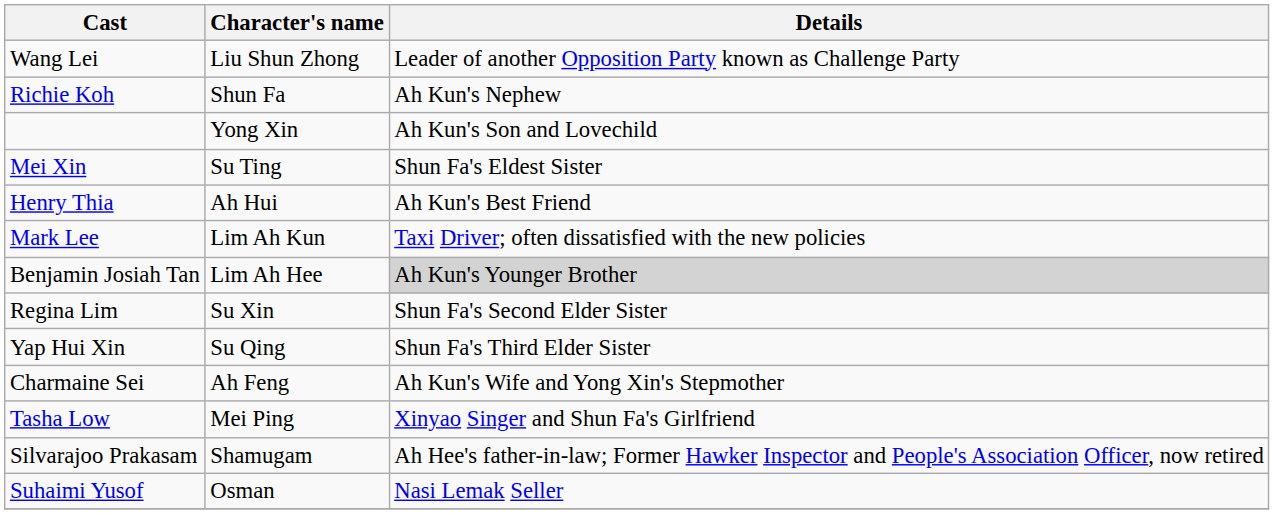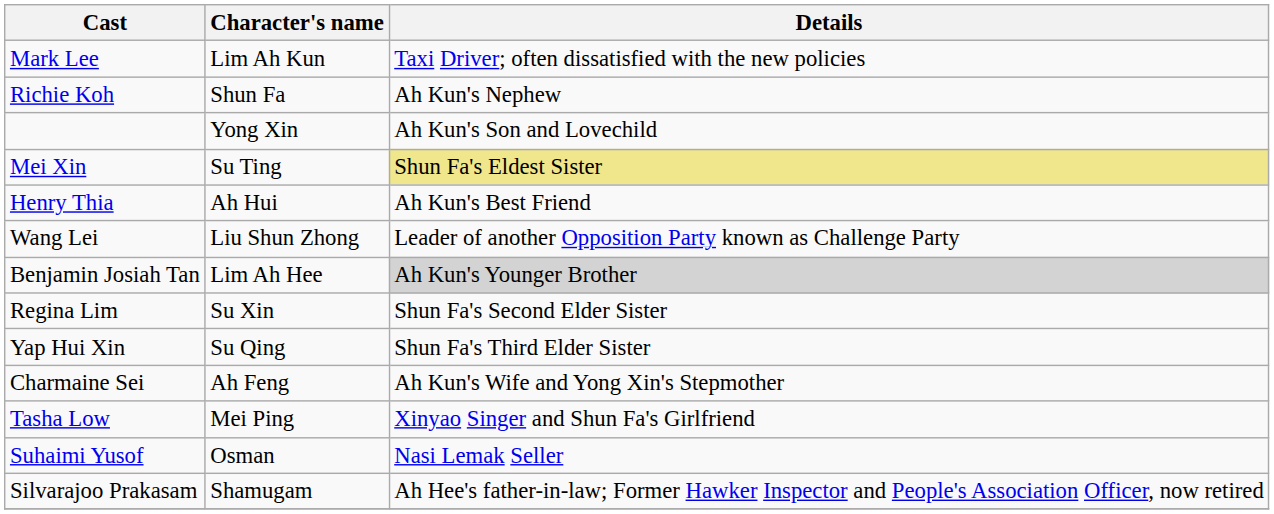rows swapped: (54, 238) <-> (54, 58)
(498, 166) no background -> (498, 166) khaki background
rows swapped: (104, 454) <-> (77, 490)
